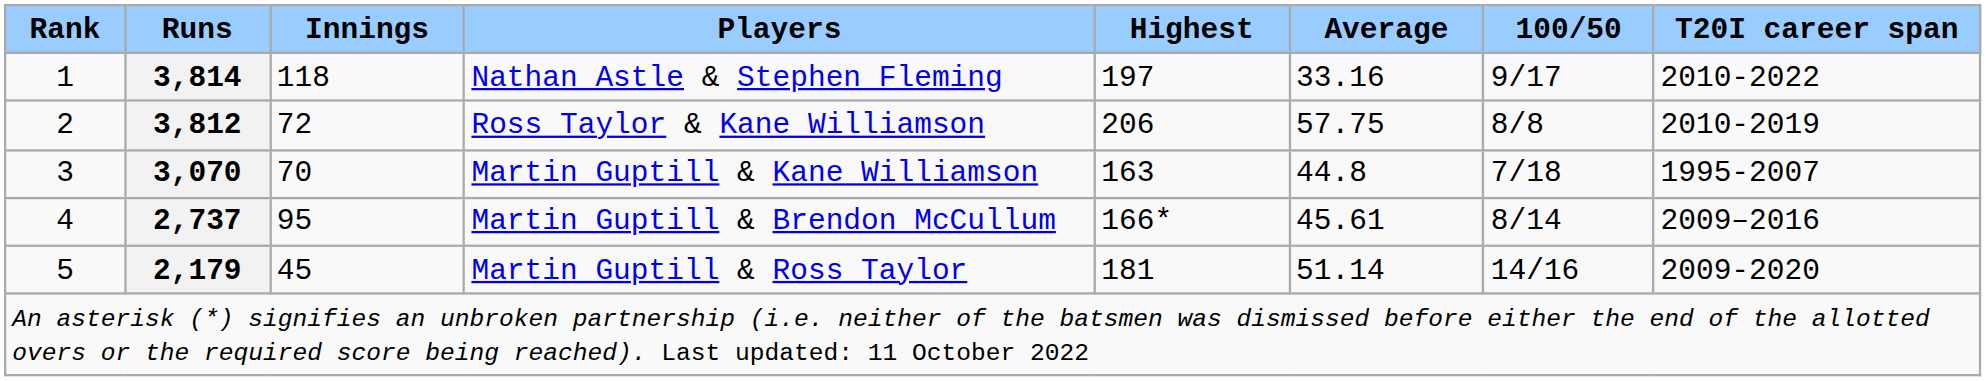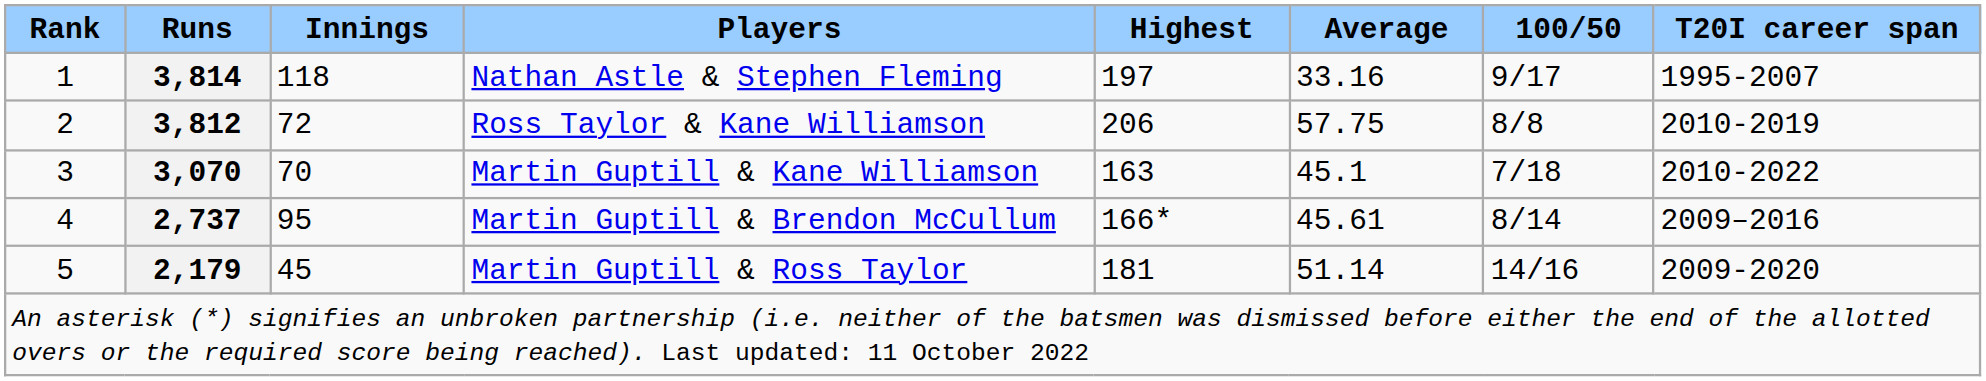(1740, 77) 2010-2022 -> (1740, 77) 1995-2007
(1331, 173) 44.8 -> (1331, 173) 45.1
(1740, 173) 1995-2007 -> (1740, 173) 2010-2022
